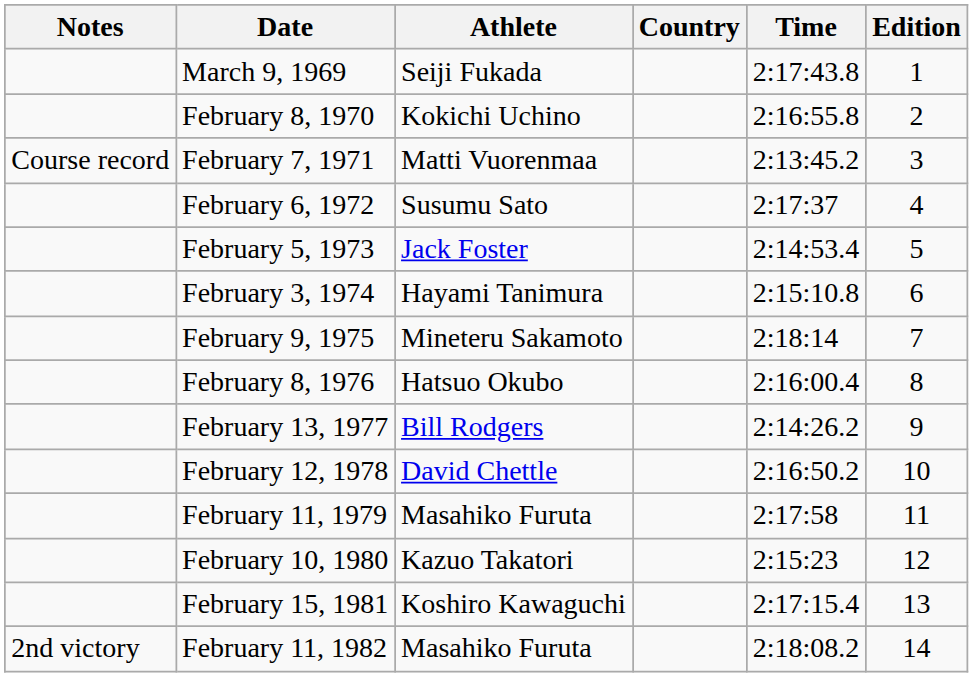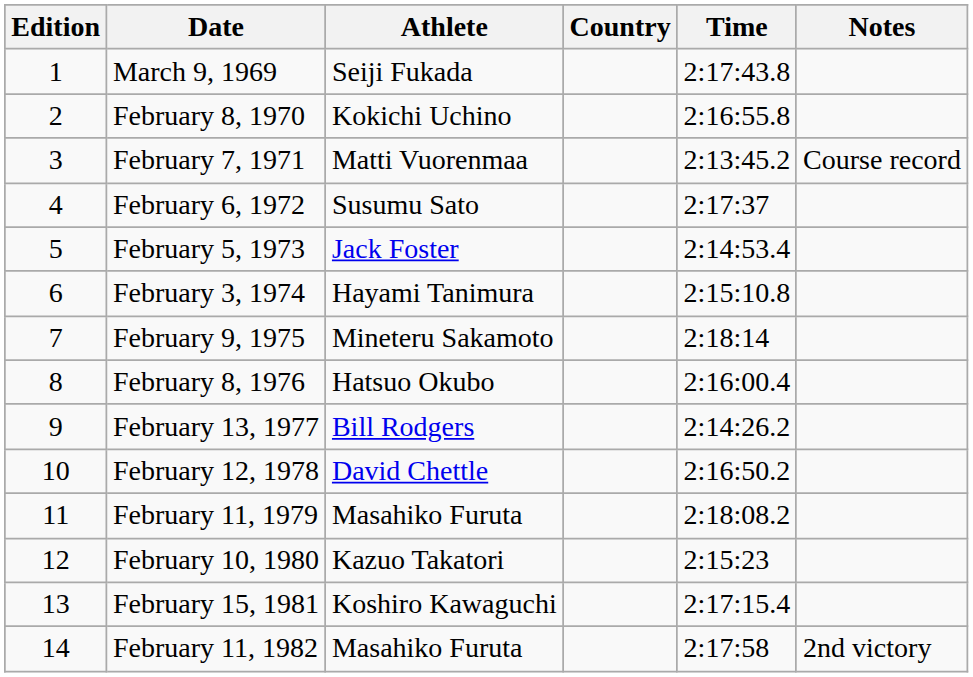columns swapped: (917, 26) <-> (90, 26)
(796, 515) 2:17:58 -> (737, 515) 2:18:08.2
(806, 648) 2:18:08.2 -> (726, 648) 2:17:58
